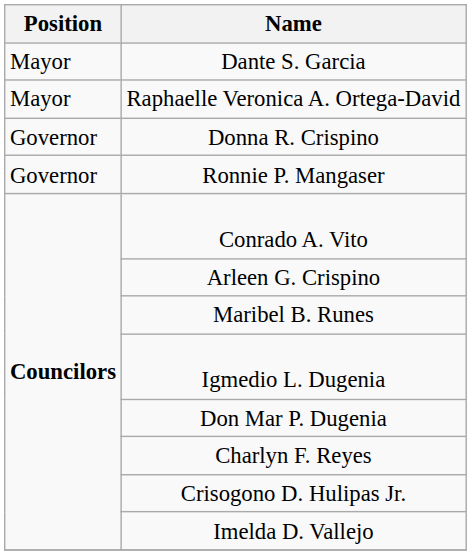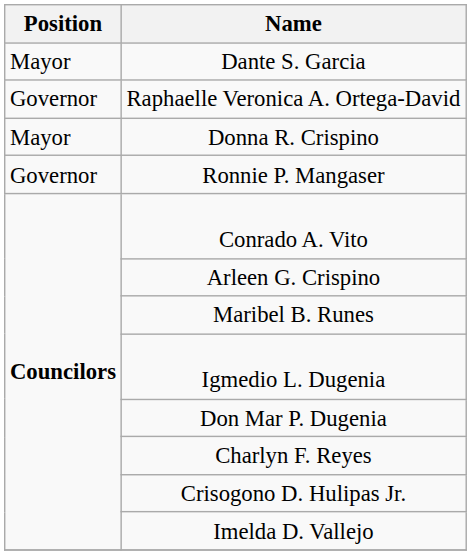(40, 99) Mayor -> (53, 99) Governor
(53, 137) Governor -> (40, 137) Mayor
